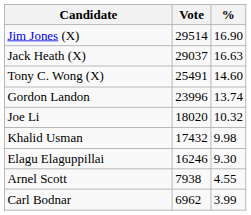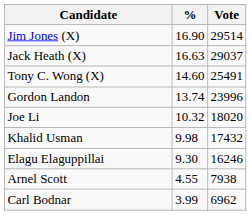columns swapped: (192, 14) <-> (228, 14)
